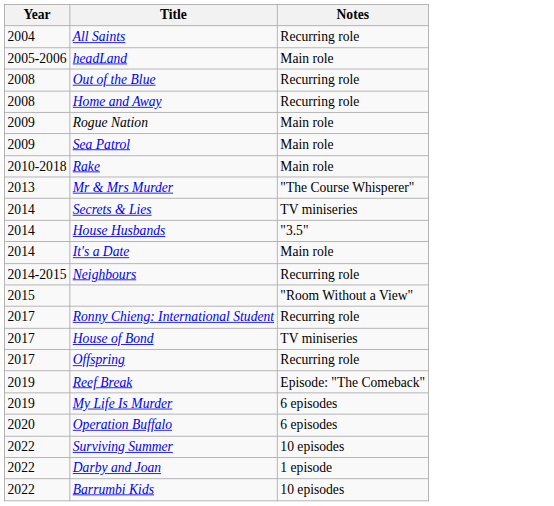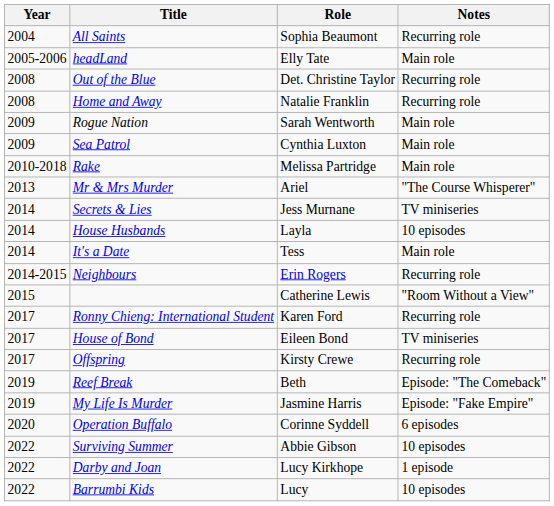+ column: (338, 15)
(294, 230) "3.5" -> (433, 230) 10 episodes
(309, 403) 6 episodes -> (467, 403) Episode: "Fake Empire"
